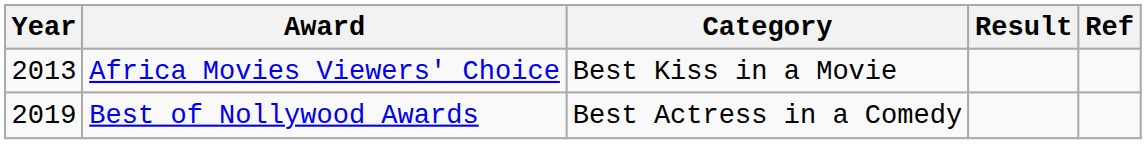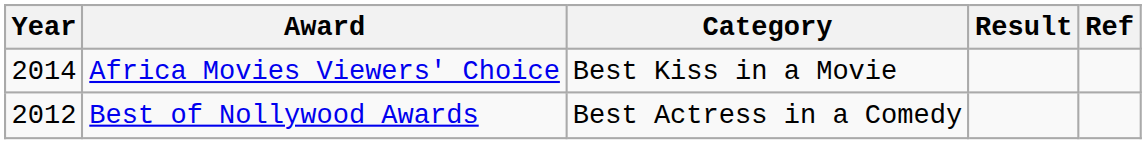(44, 71) 2013 -> (44, 71) 2014
(44, 115) 2019 -> (44, 115) 2012
